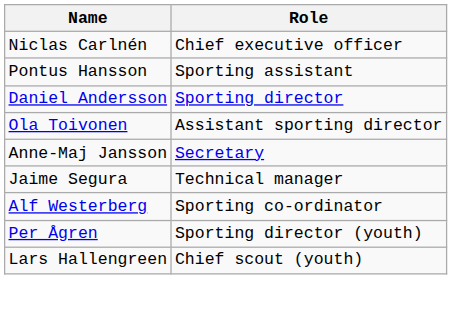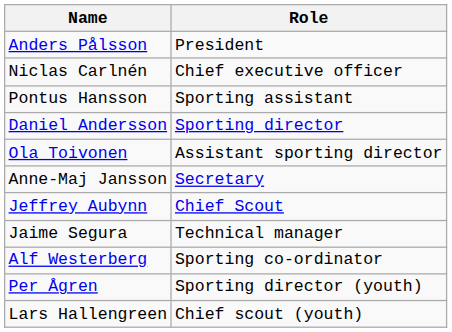+ row: (78, 45)
+ row: (78, 206)
